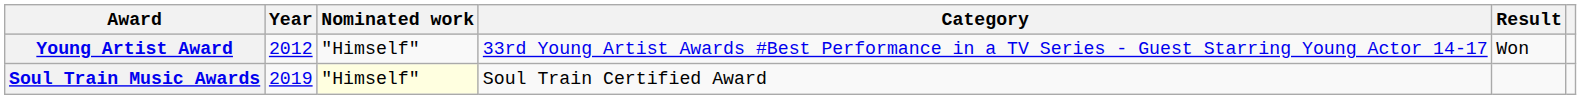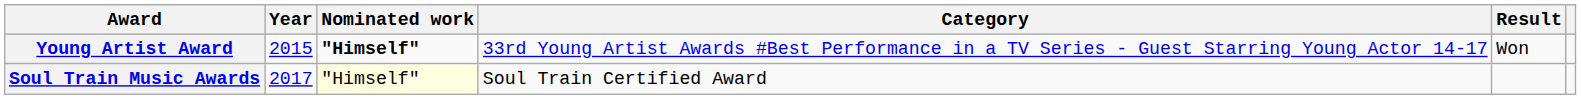(291, 49) 2012 -> (291, 49) 2015
(370, 49) normal -> (370, 49) bold
(291, 79) 2019 -> (291, 79) 2017
